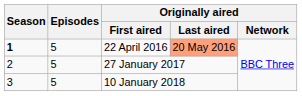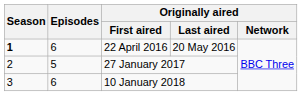(54, 47) 5 -> (54, 47) 6
(204, 47) lightsalmon background -> (204, 47) no background
(54, 82) 5 -> (54, 82) 6
